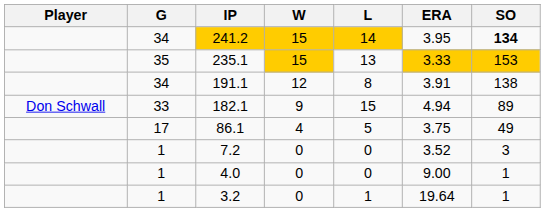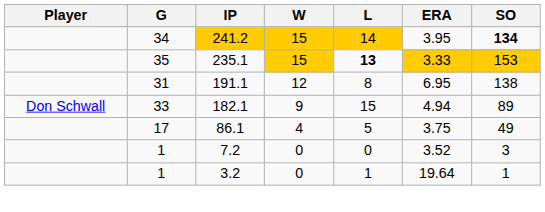(368, 60) normal -> (368, 60) bold
(161, 83) 34 -> (161, 83) 31
(437, 83) 3.91 -> (437, 83) 6.95
- row: (230, 173)
